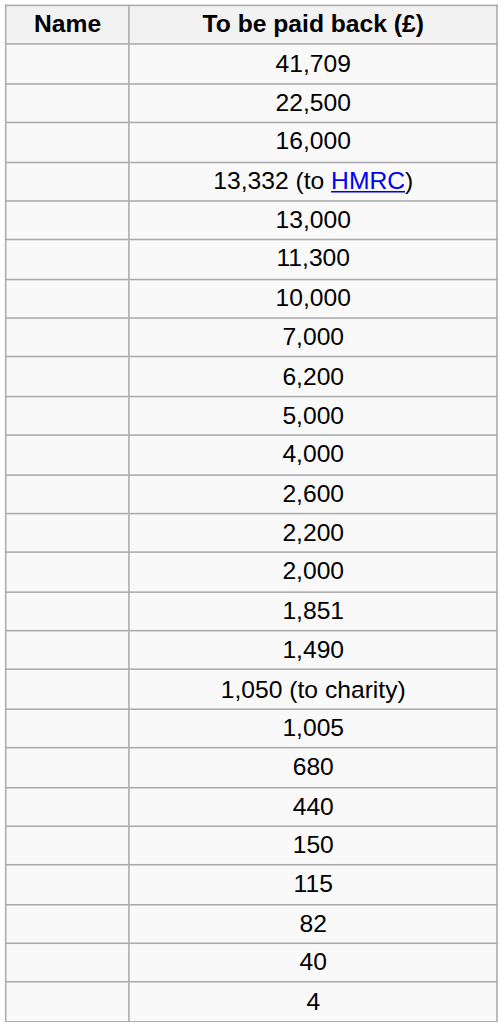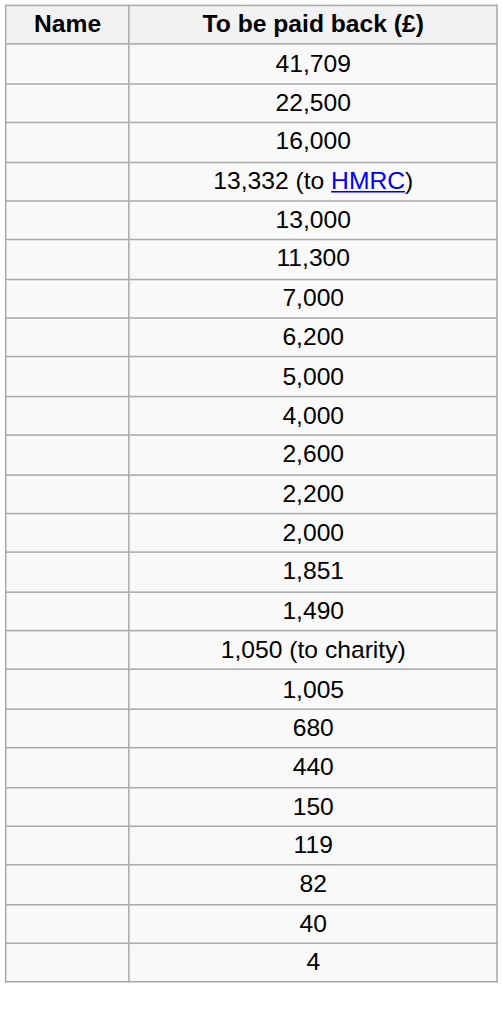- row: (313, 298)
+ row: (313, 845)
- row: (313, 884)
